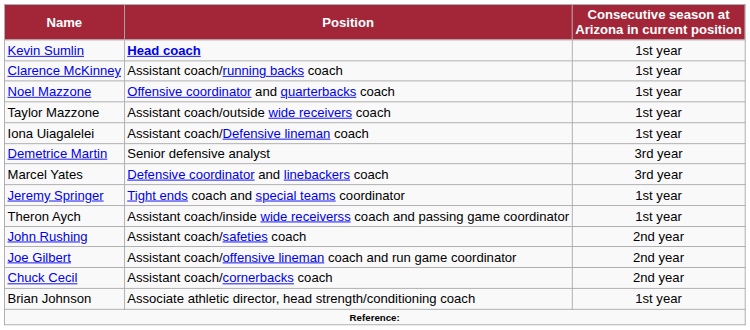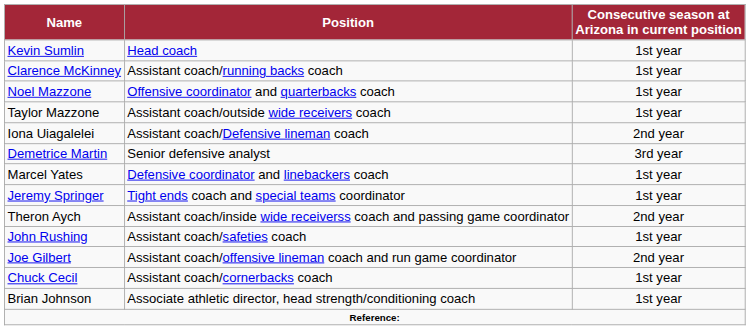(164, 50) bold -> (162, 50) normal
(659, 133) 1st year -> (659, 133) 2nd year
(659, 175) 3rd year -> (659, 175) 1st year
(659, 216) 1st year -> (659, 216) 2nd year
(659, 237) 2nd year -> (659, 237) 1st year
(659, 278) 2nd year -> (659, 278) 1st year
